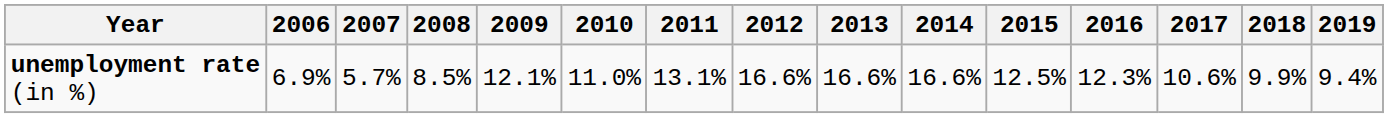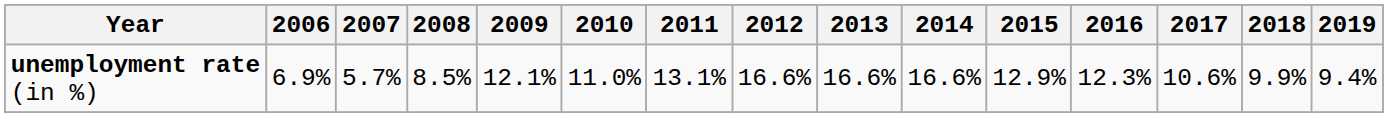(1029, 79) 12.5% -> (1029, 79) 12.9%
